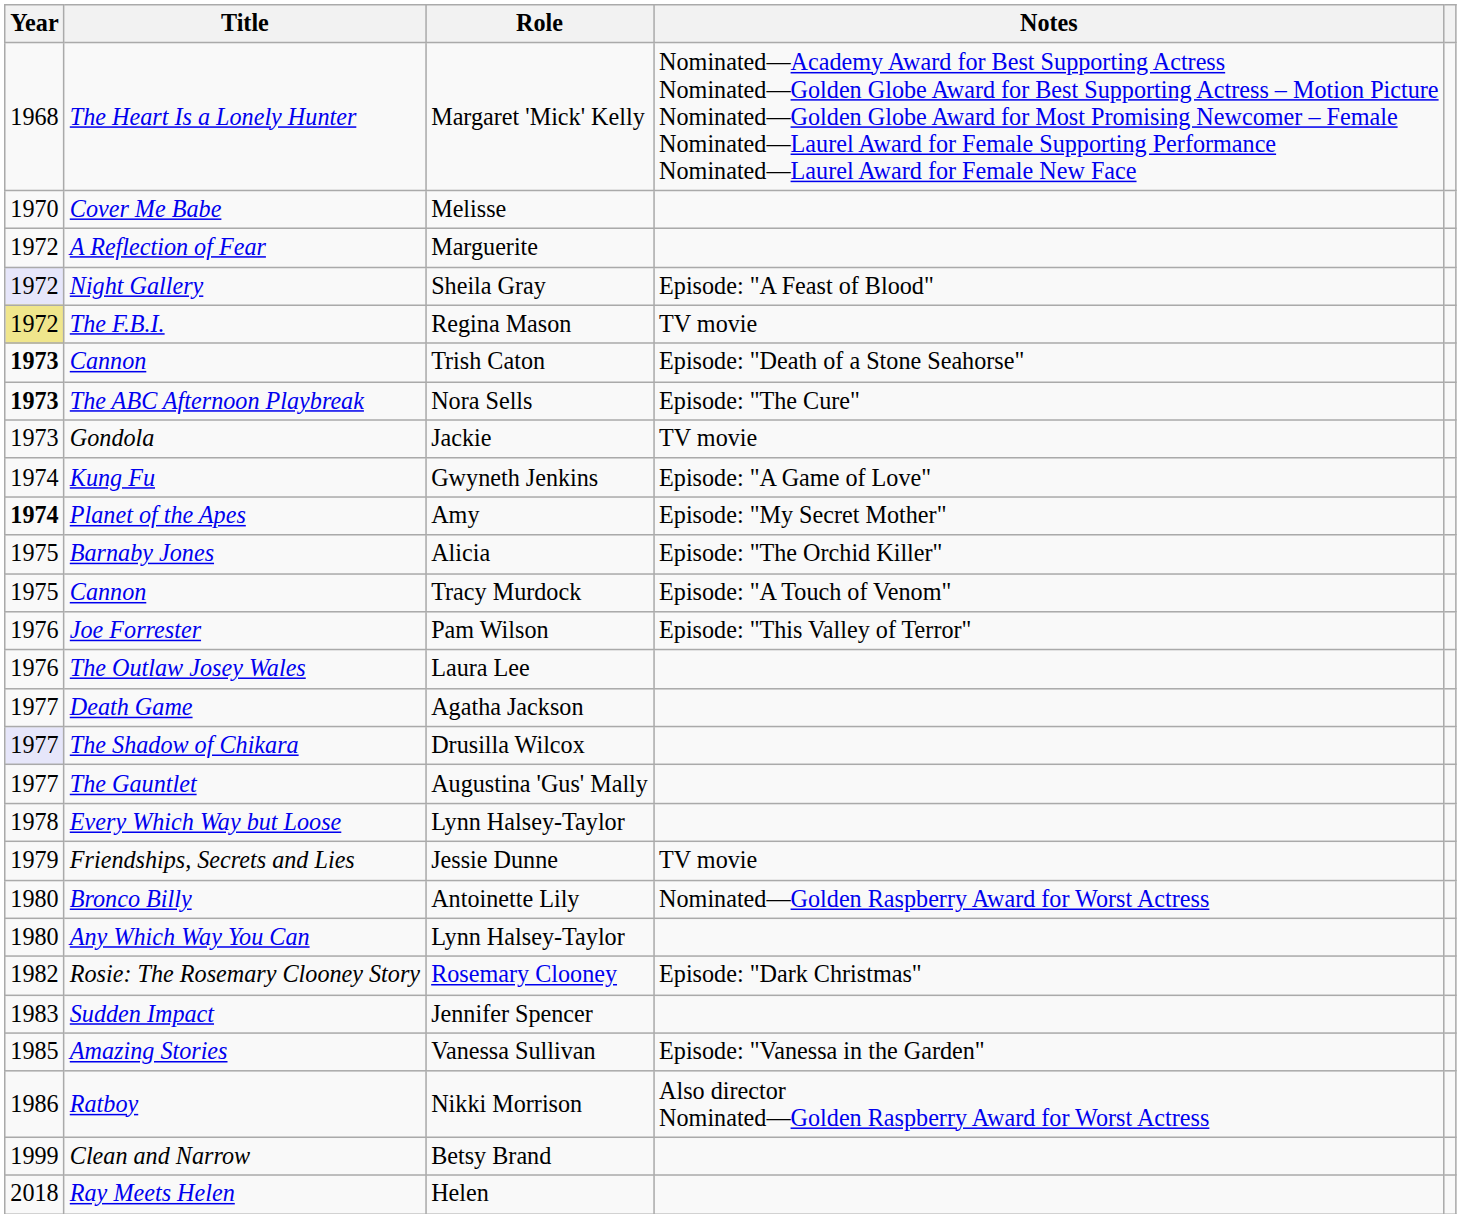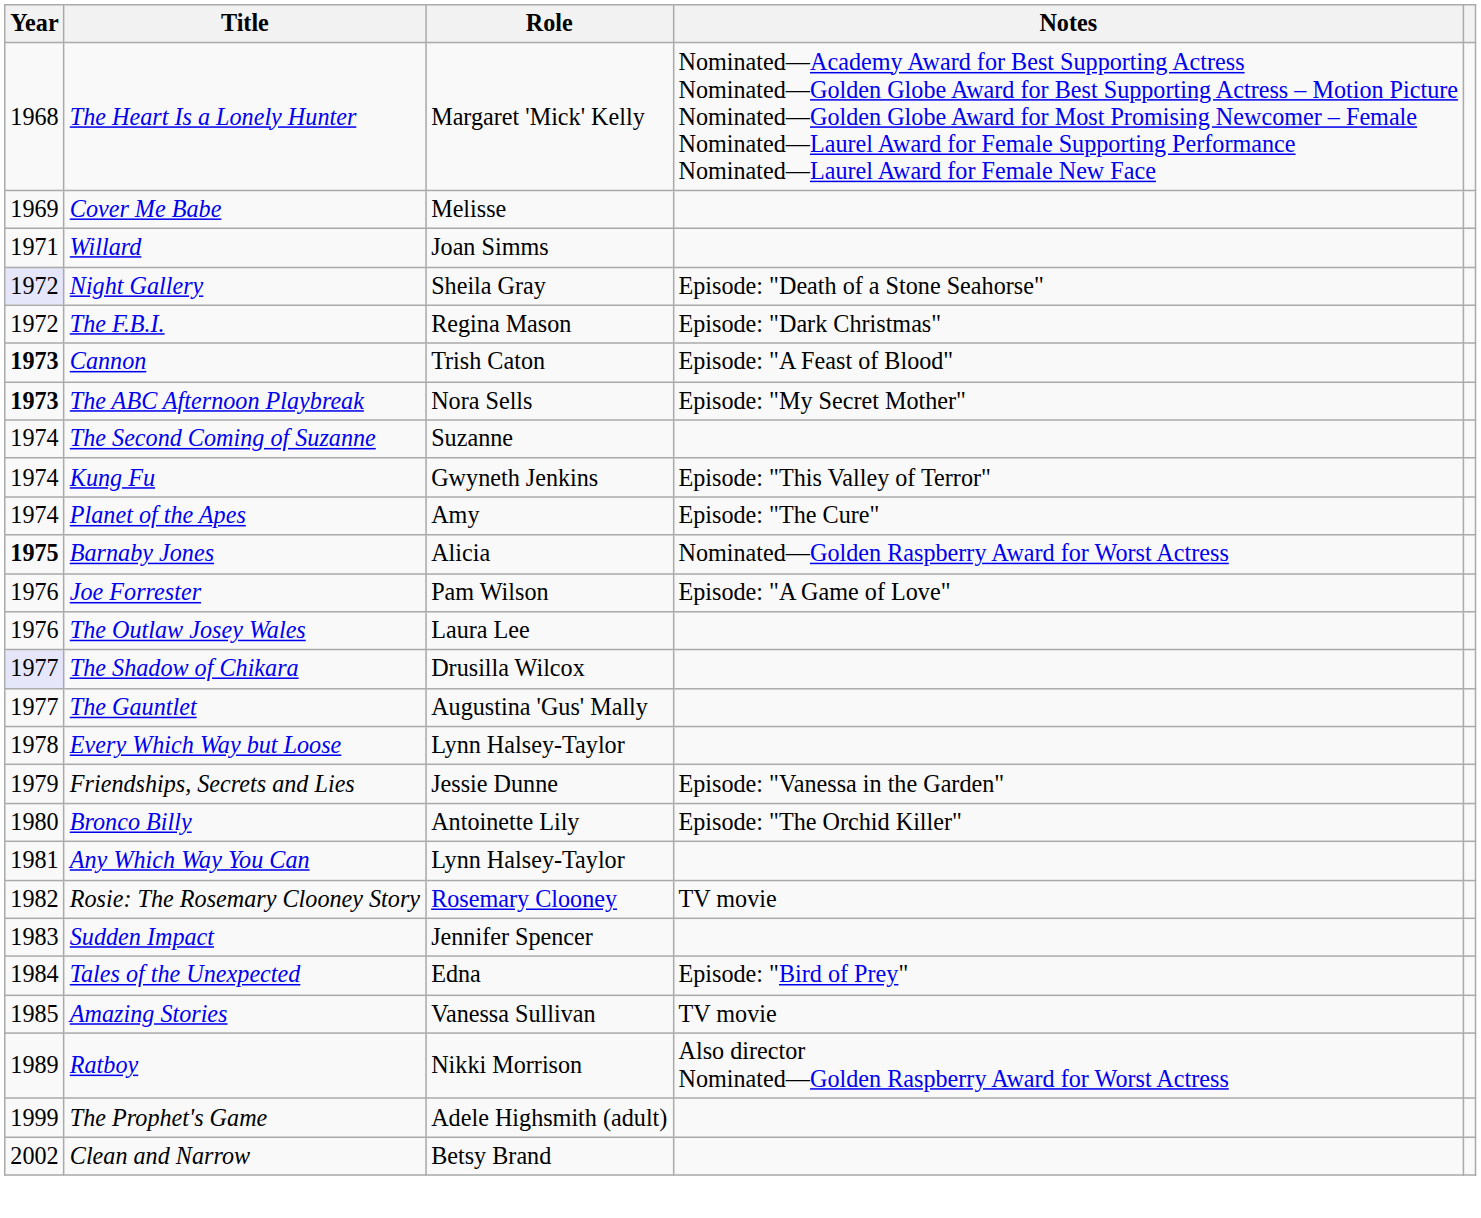(34, 209) 1970 -> (34, 209) 1969
+ row: (106, 247)
- row: (168, 247)
(796, 285) Episode: "A Feast of Blood" -> (861, 285) Episode: "Death of a Stone Seahorse"
(34, 323) khaki background -> (34, 323) no background
(708, 323) TV movie -> (810, 323) Episode: "Dark Christmas"
(842, 362) Episode: "Death of a Stone Seahorse" -> (816, 362) Episode: "A Feast of Blood"
(759, 400) Episode: "The Cure" -> (822, 400) Episode: "My Secret Mother"
- row: (112, 438)
+ row: (223, 438)
(795, 477) Episode: "A Game of Love" -> (835, 477) Episode: "This Valley of Terror"
(34, 515) bold -> (34, 515) normal
(803, 515) Episode: "My Secret Mother" -> (779, 515) Episode: "The Cure"
(34, 553) normal -> (34, 553) bold
(801, 553) Episode: "The Orchid Killer" -> (954, 553) Nominated—Golden Raspberry Award for Worst Actress
- row: (108, 592)
(815, 630) Episode: "This Valley of Terror" -> (815, 592) Episode: "A Game of Love"
- row: (131, 707)
(708, 860) TV movie -> (841, 783) Episode: "Vanessa in the Garden"
(934, 898) Nominated—Golden Raspberry Award for Worst Actress -> (820, 822) Episode: "The Orchid Killer"
(34, 937) 1980 -> (34, 860) 1981
(790, 975) Episode: "Dark Christmas" -> (728, 898) TV movie
+ row: (185, 975)
(822, 1051) Episode: "Vanessa in the Garden" -> (728, 1013) TV movie
(34, 1103) 1986 -> (34, 1065) 1989
+ row: (169, 1117)
(34, 1155) 1999 -> (34, 1155) 2002
- row: (152, 1194)
